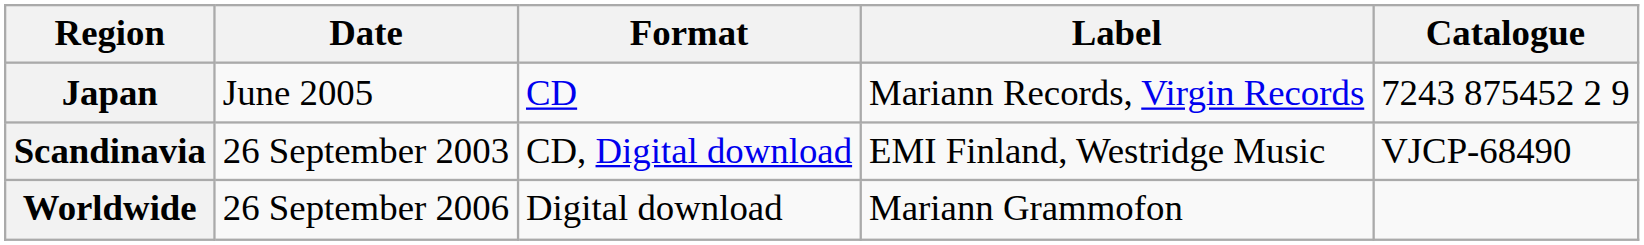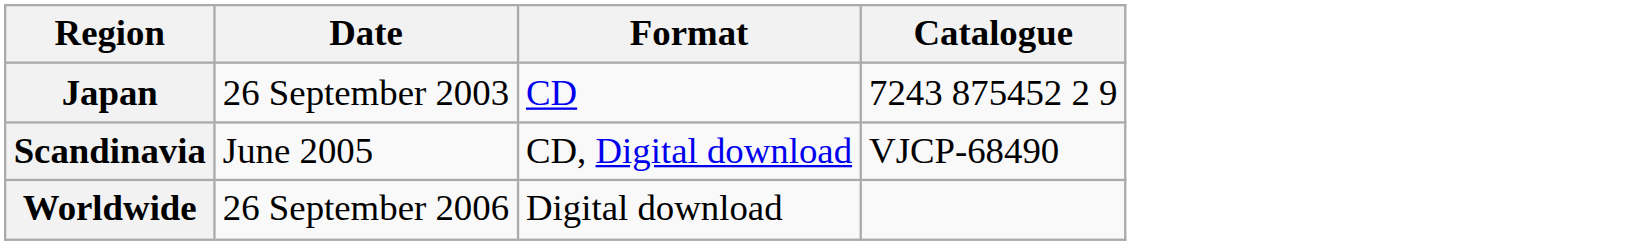- column: (1117, 33)
(298, 92) June 2005 -> (366, 92) 26 September 2003
(366, 150) 26 September 2003 -> (298, 150) June 2005
